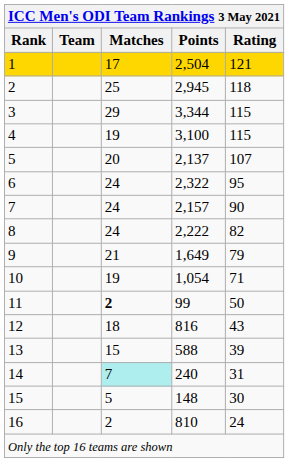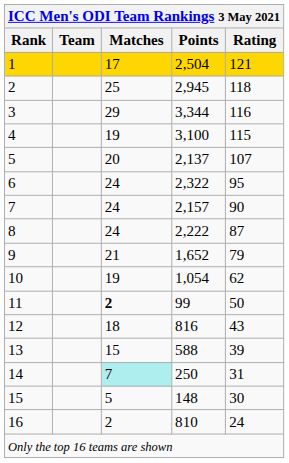(240, 111) 115 -> (240, 111) 116
(237, 231) 82 -> (237, 231) 87
(192, 254) 1,649 -> (192, 254) 1,652
(237, 278) 71 -> (237, 278) 62
(186, 374) 240 -> (186, 374) 250
